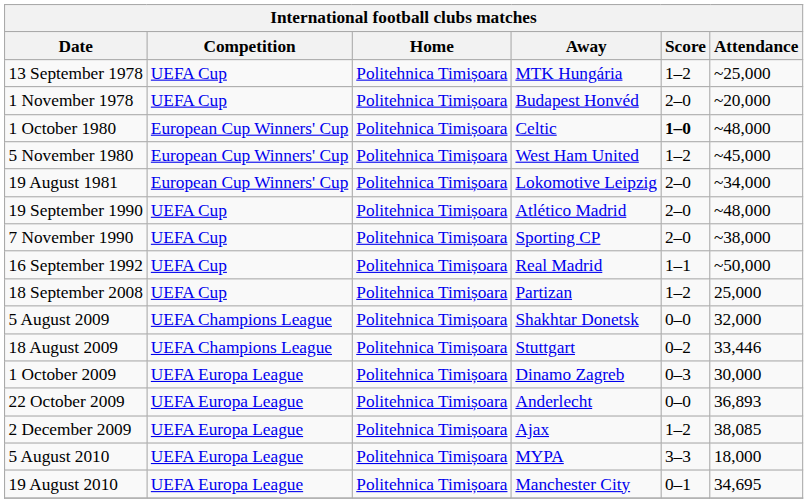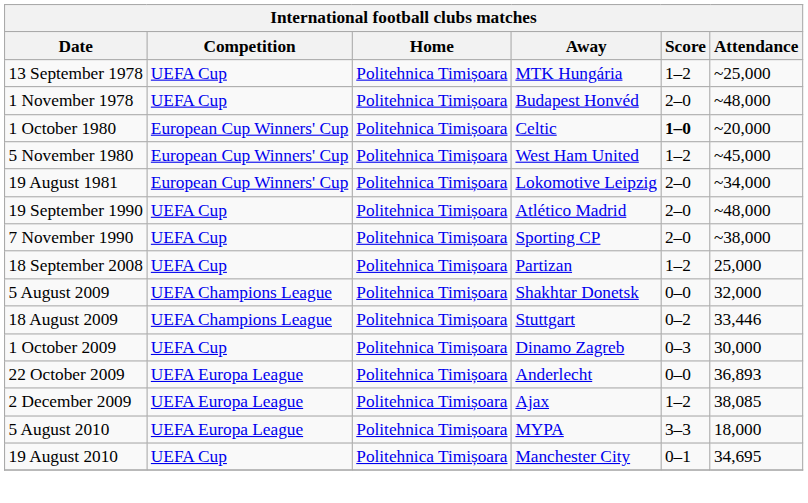(742, 100) ~20,000 -> (742, 100) ~48,000
(742, 127) ~48,000 -> (742, 127) ~20,000
- row: (76, 264)
(227, 374) UEFA Europa League -> (189, 347) UEFA Cup
(227, 484) UEFA Europa League -> (189, 456) UEFA Cup
